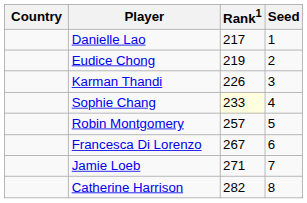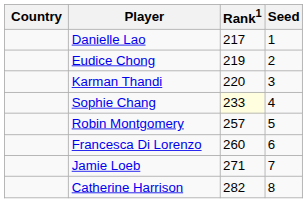(234, 81) 226 -> (234, 81) 220
(234, 144) 267 -> (234, 144) 260
